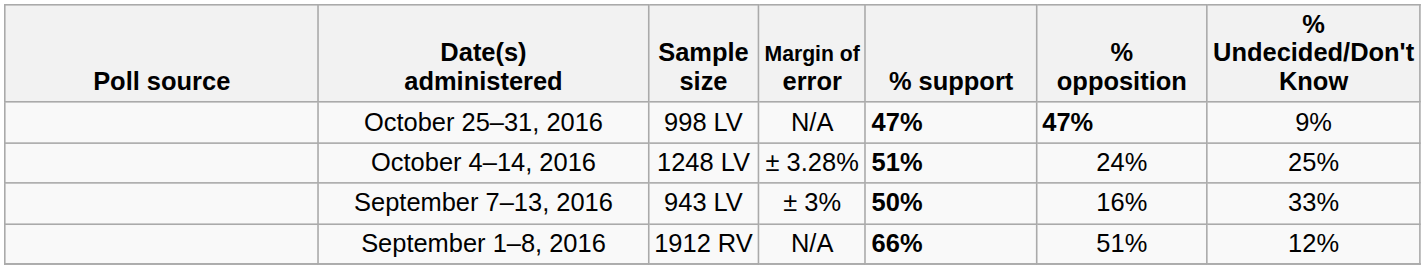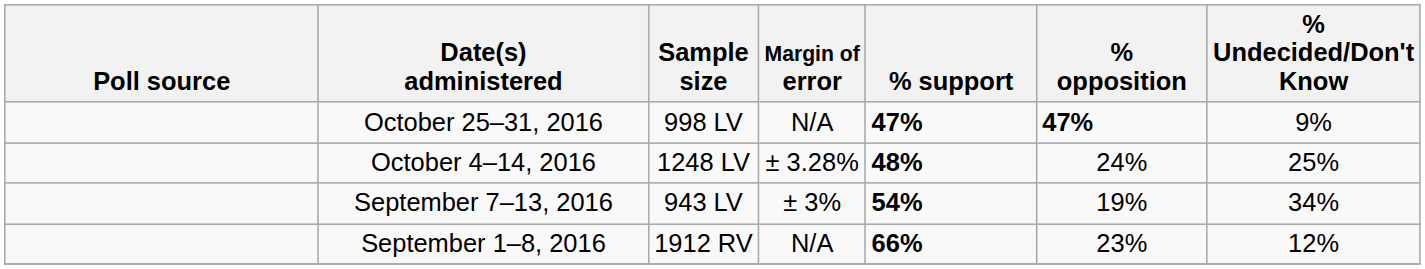(897, 162) 51% -> (897, 162) 48%
(897, 202) 50% -> (897, 202) 54%
(1122, 202) 16% -> (1122, 202) 19%
(1314, 202) 33% -> (1314, 202) 34%
(1122, 243) 51% -> (1122, 243) 23%
